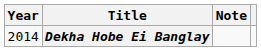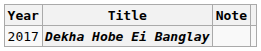(23, 36) 2014 -> (23, 36) 2017
